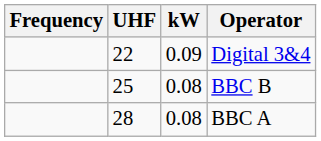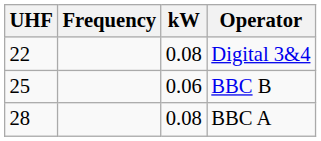columns swapped: (56, 20) <-> (134, 20)
(184, 53) 0.09 -> (184, 53) 0.08
(184, 86) 0.08 -> (184, 86) 0.06
